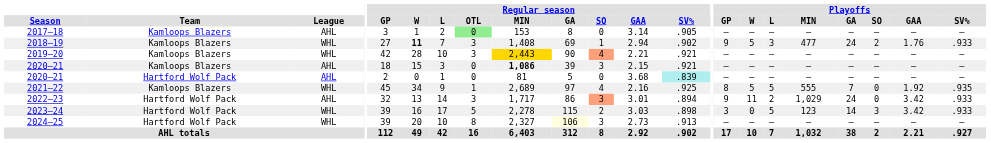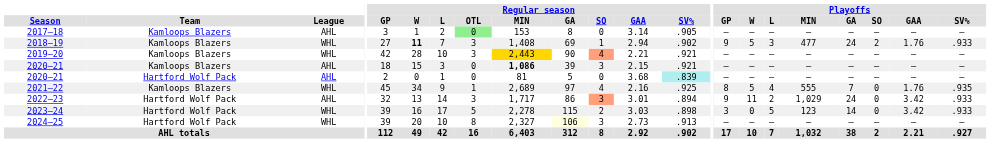(772, 88) 5 -> (772, 88) 4
(914, 88) 1.92 -> (914, 88) 1.76
(877, 111) 3 -> (877, 111) 0
